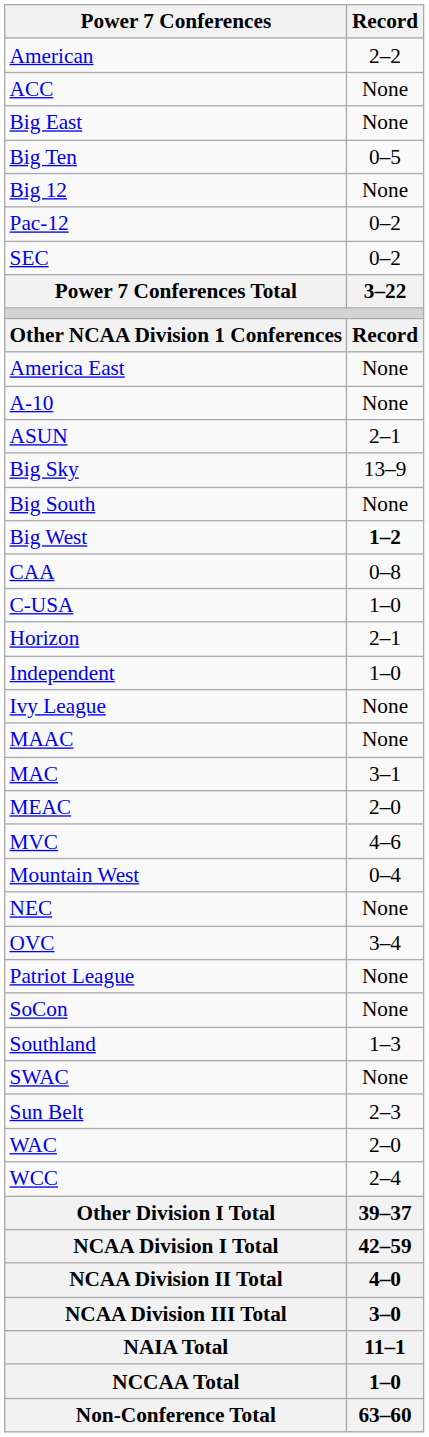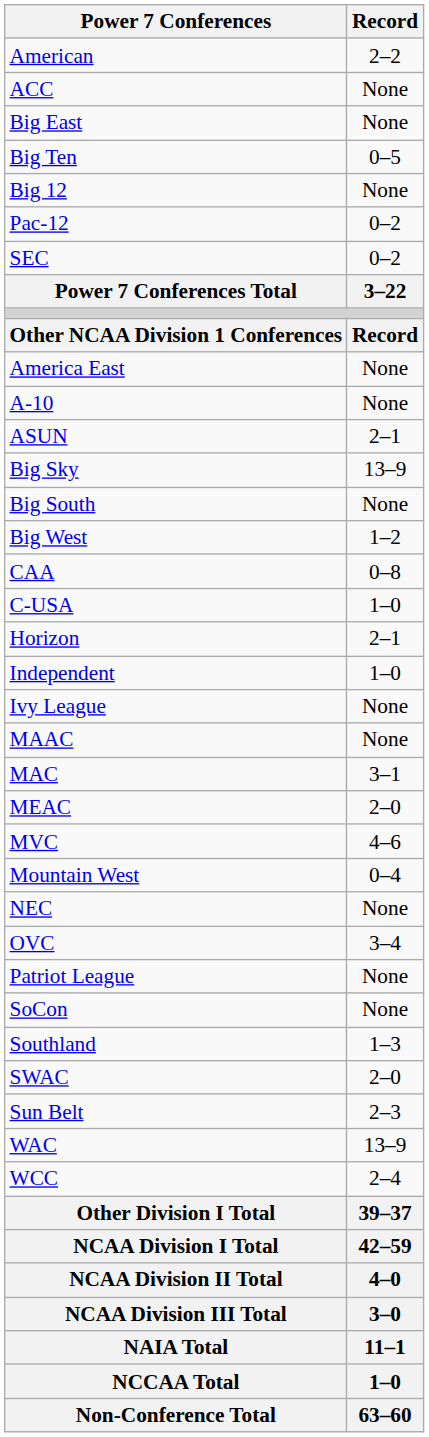(385, 537) bold -> (385, 537) normal
(385, 1077) None -> (385, 1077) 2–0
(385, 1144) 2–0 -> (385, 1144) 13–9
